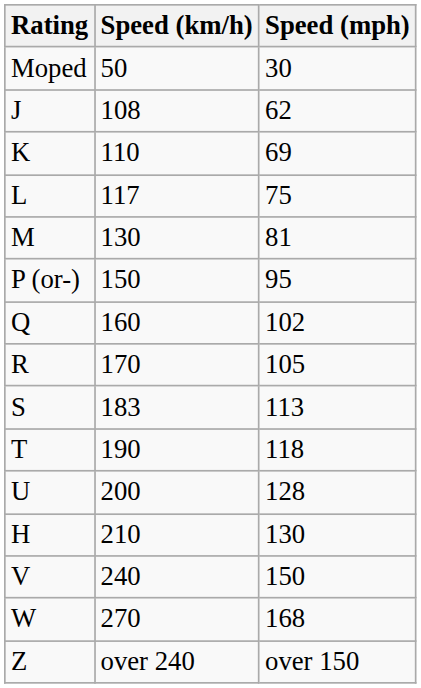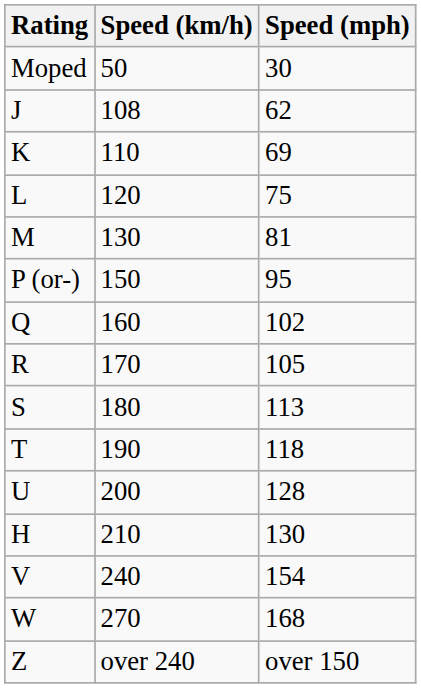(120, 195) 117 -> (121, 195) 120
(121, 407) 183 -> (121, 407) 180
(285, 576) 150 -> (285, 576) 154
